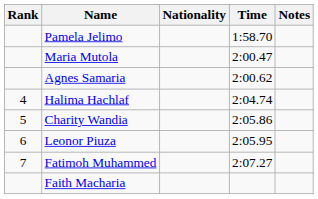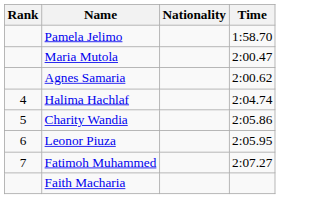- column: (294, 15)
